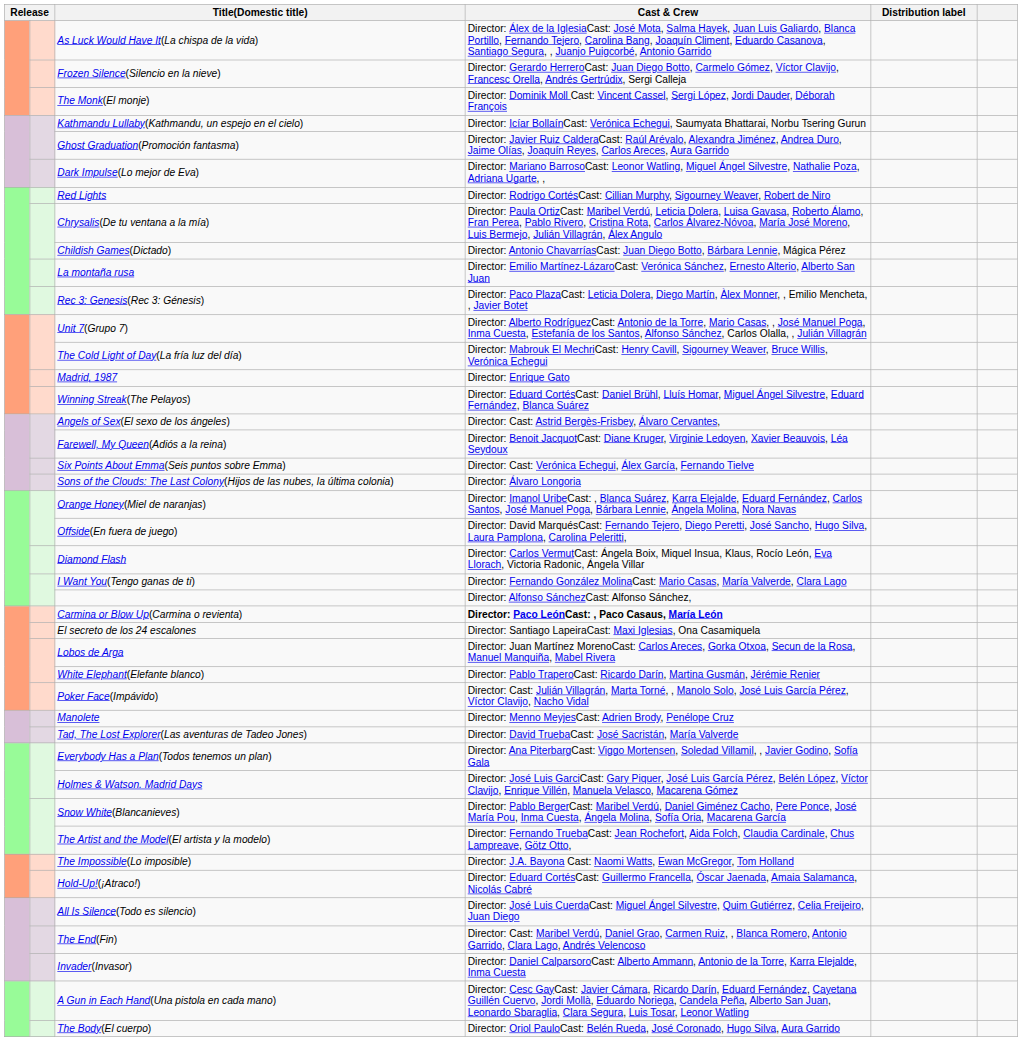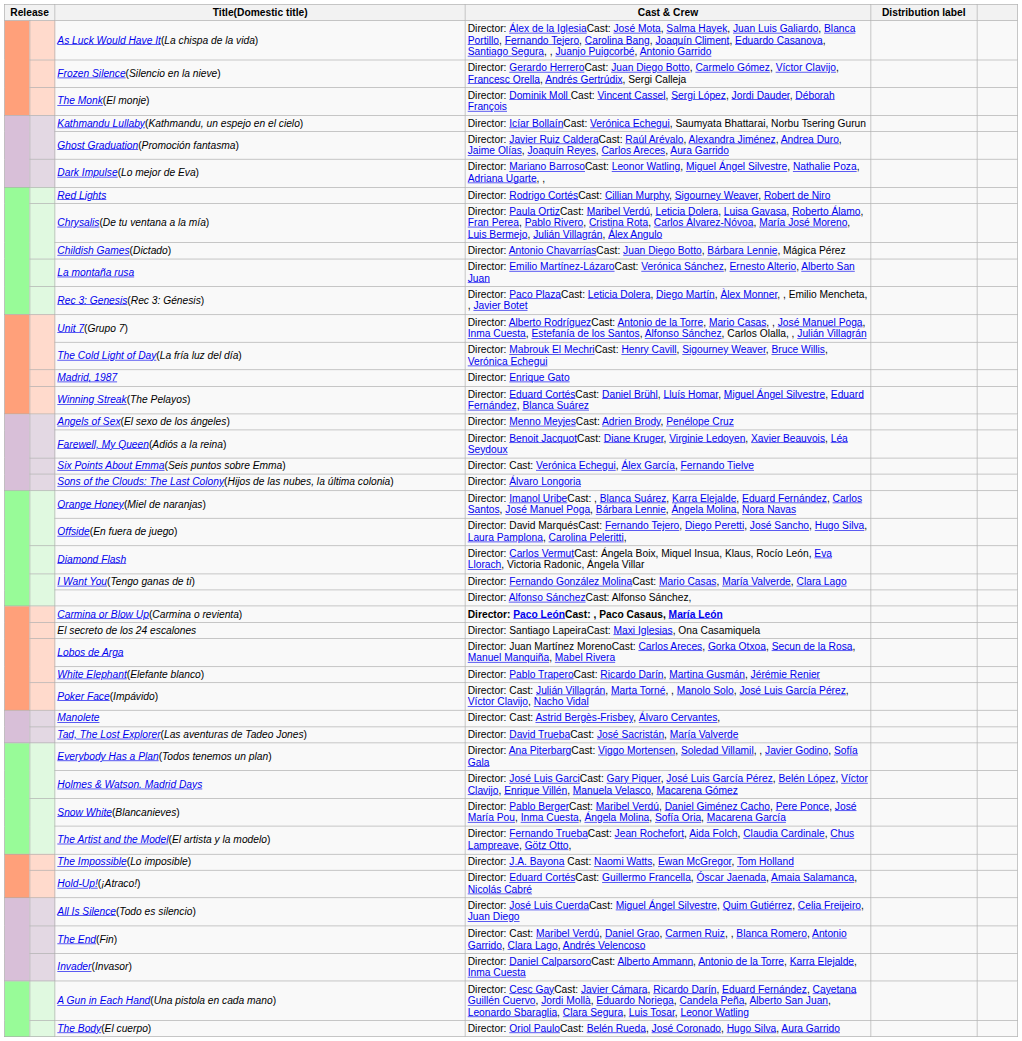(594, 422) Director: Cast: Astrid Bergès-Frisbey, Álvaro Cervantes, -> (601, 422) Director: Menno MeyjesCast: Adrien Brody, Penélope Cruz
(601, 718) Director: Menno MeyjesCast: Adrien Brody, Penélope Cruz -> (594, 718) Director: Cast: Astrid Bergès-Frisbey, Álvaro Cervantes,
